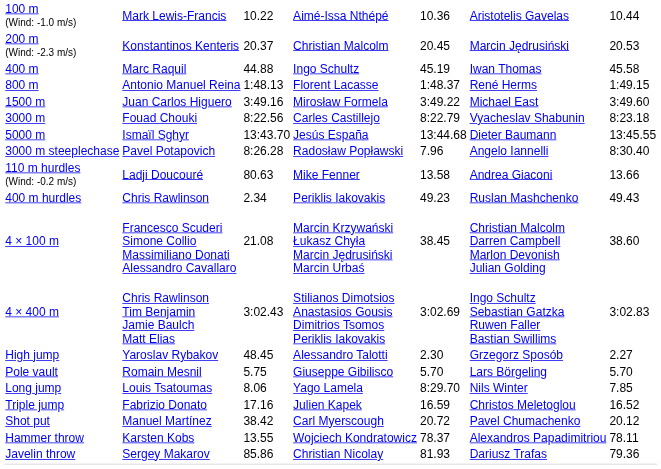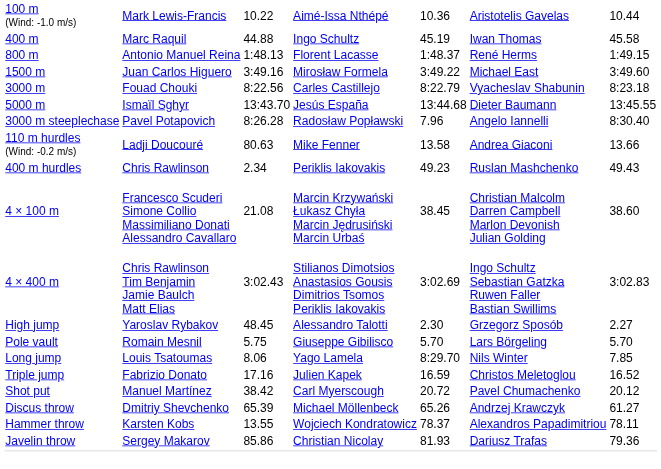- row: (41, 45)
+ row: (40, 408)
